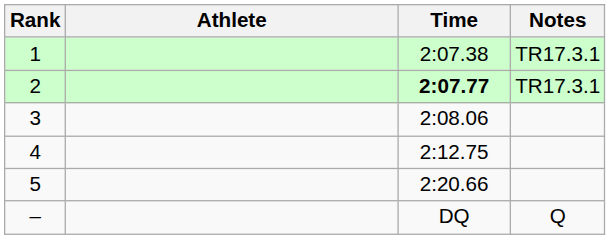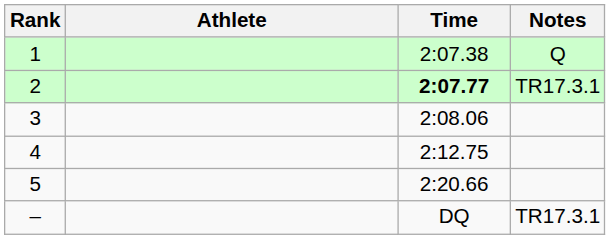(558, 53) TR17.3.1 -> (558, 53) Q
(558, 217) Q -> (558, 217) TR17.3.1
